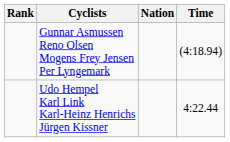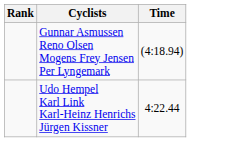- column: (157, 13)
